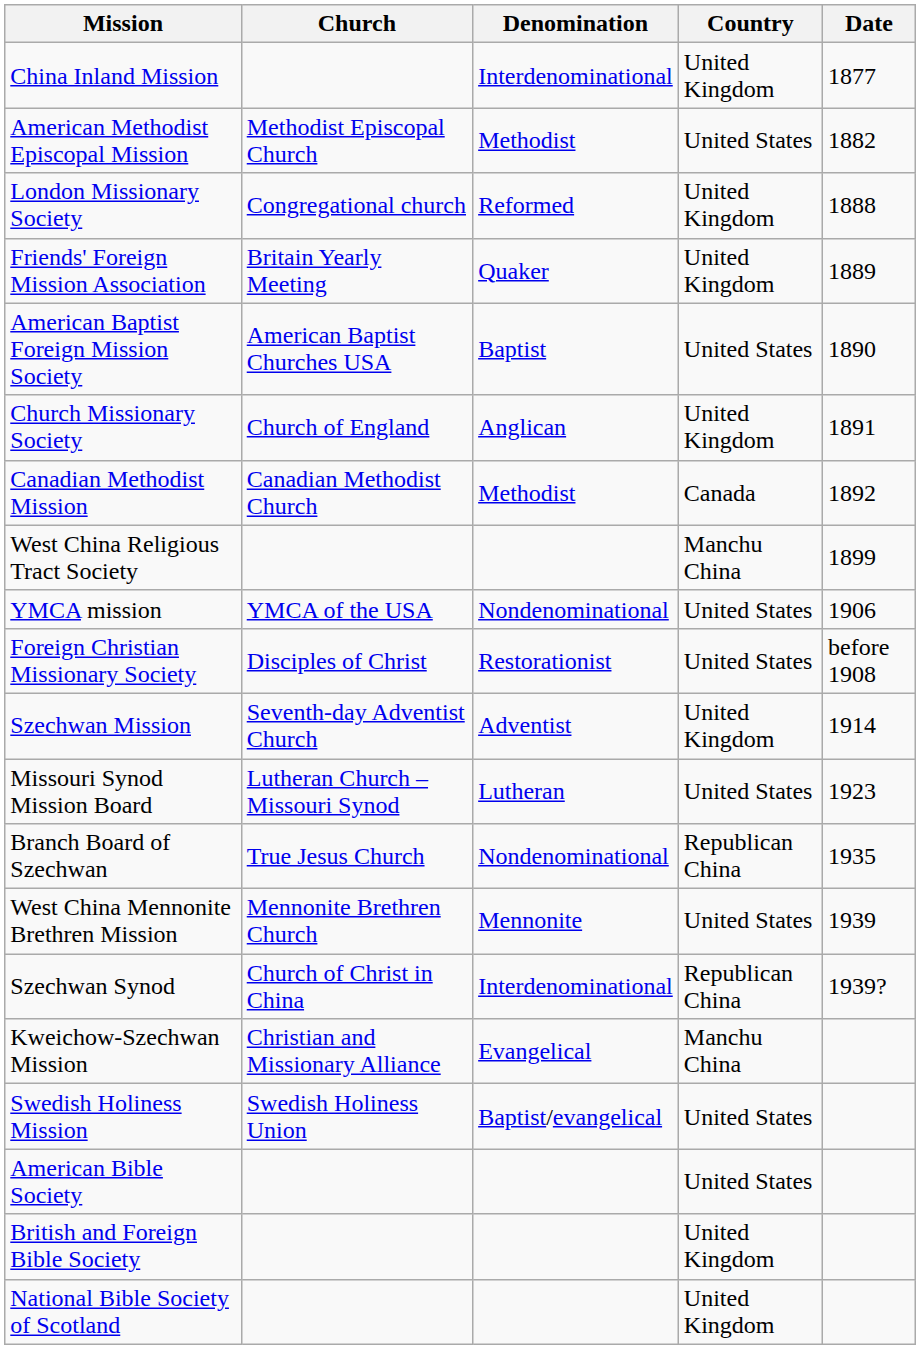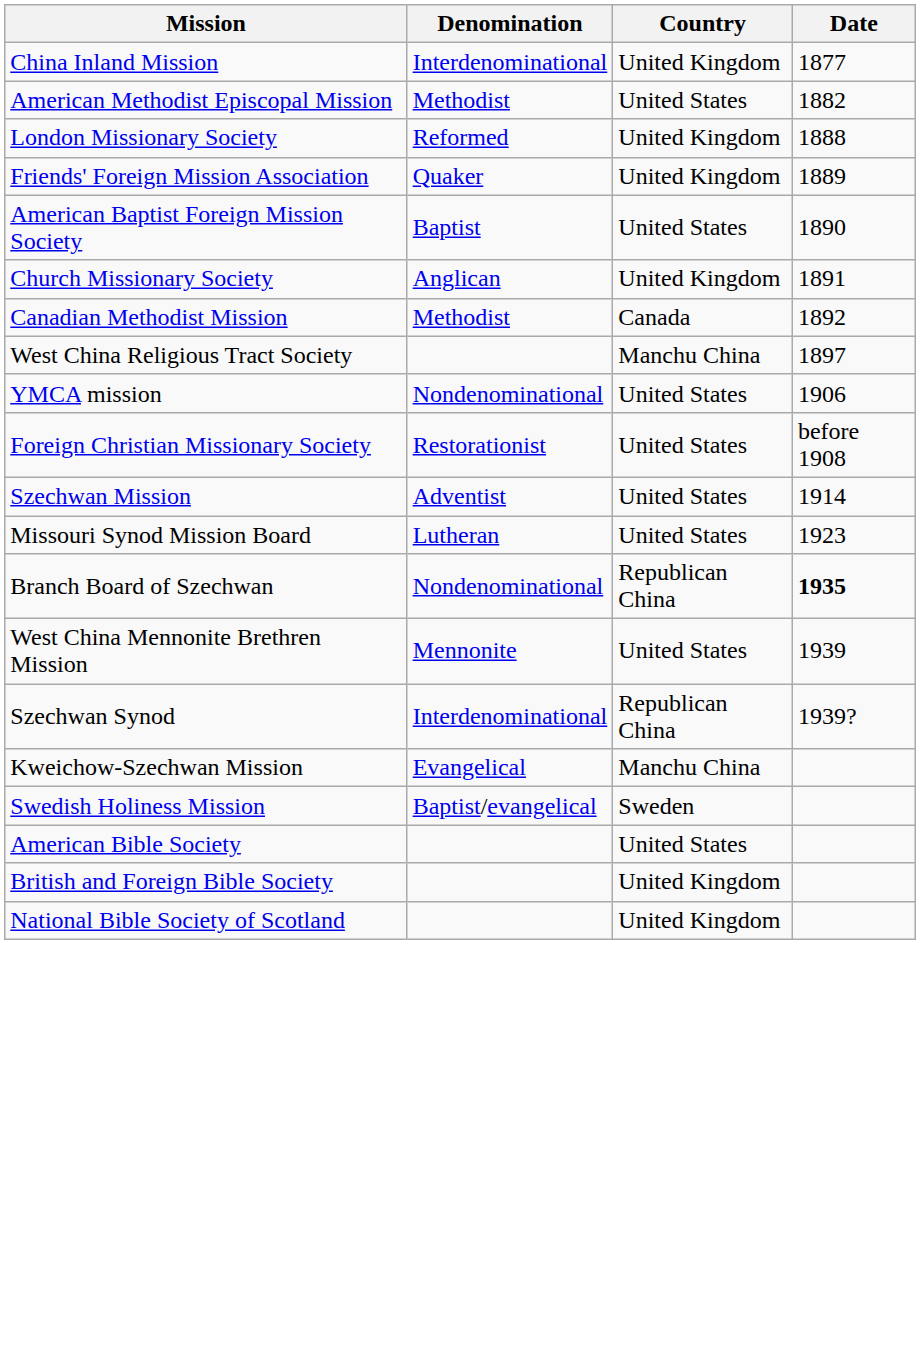- column: (357, 23)
(852, 557) 1899 -> (822, 355) 1897
(729, 725) United Kingdom -> (683, 496) United States
(852, 855) normal -> (822, 585) bold
(748, 1116) United States -> (656, 805) Sweden
